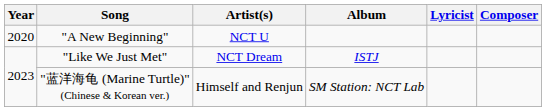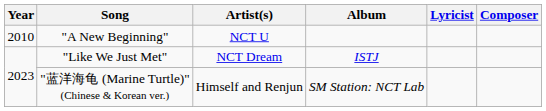(21, 36) 2020 -> (21, 36) 2010
